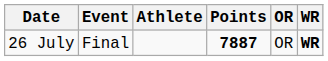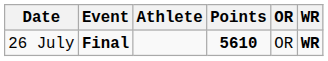(106, 43) normal -> (106, 43) bold
(238, 43) 7887 -> (238, 43) 5610
